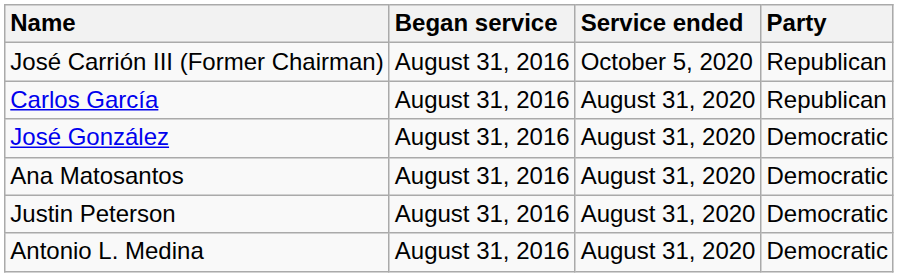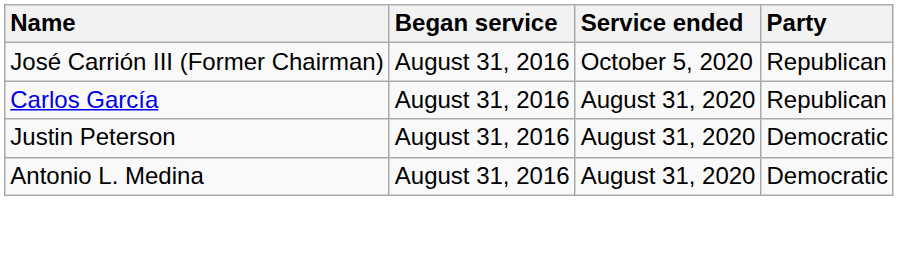- row: (90, 137)
- row: (97, 175)
